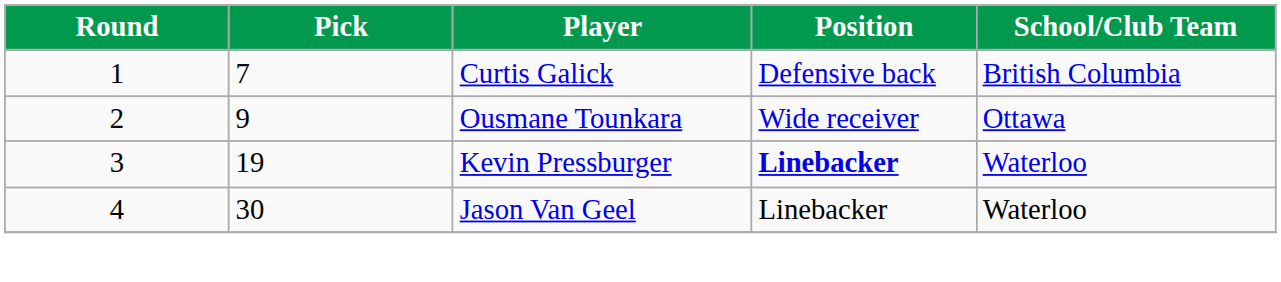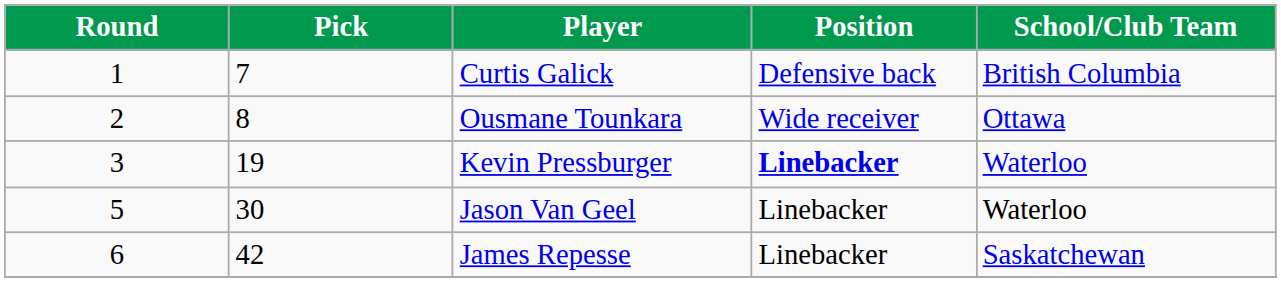(243, 118) 9 -> (243, 118) 8
(117, 208) 4 -> (117, 208) 5
+ row: (545, 254)
